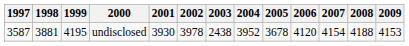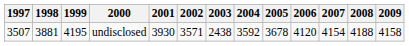(19, 31) 3587 -> (19, 31) 3507
(192, 31) 3978 -> (192, 31) 3571
(248, 31) 3952 -> (248, 31) 3592
(390, 31) 4153 -> (390, 31) 4158
